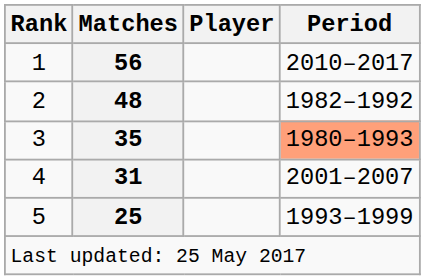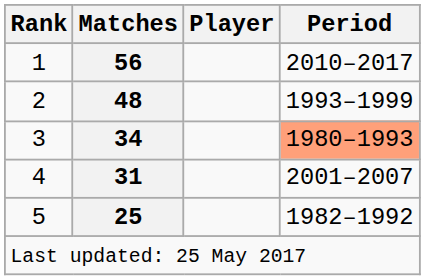(350, 101) 1982–1992 -> (350, 101) 1993–1999
(128, 140) 35 -> (128, 140) 34
(350, 217) 1993–1999 -> (350, 217) 1982–1992
